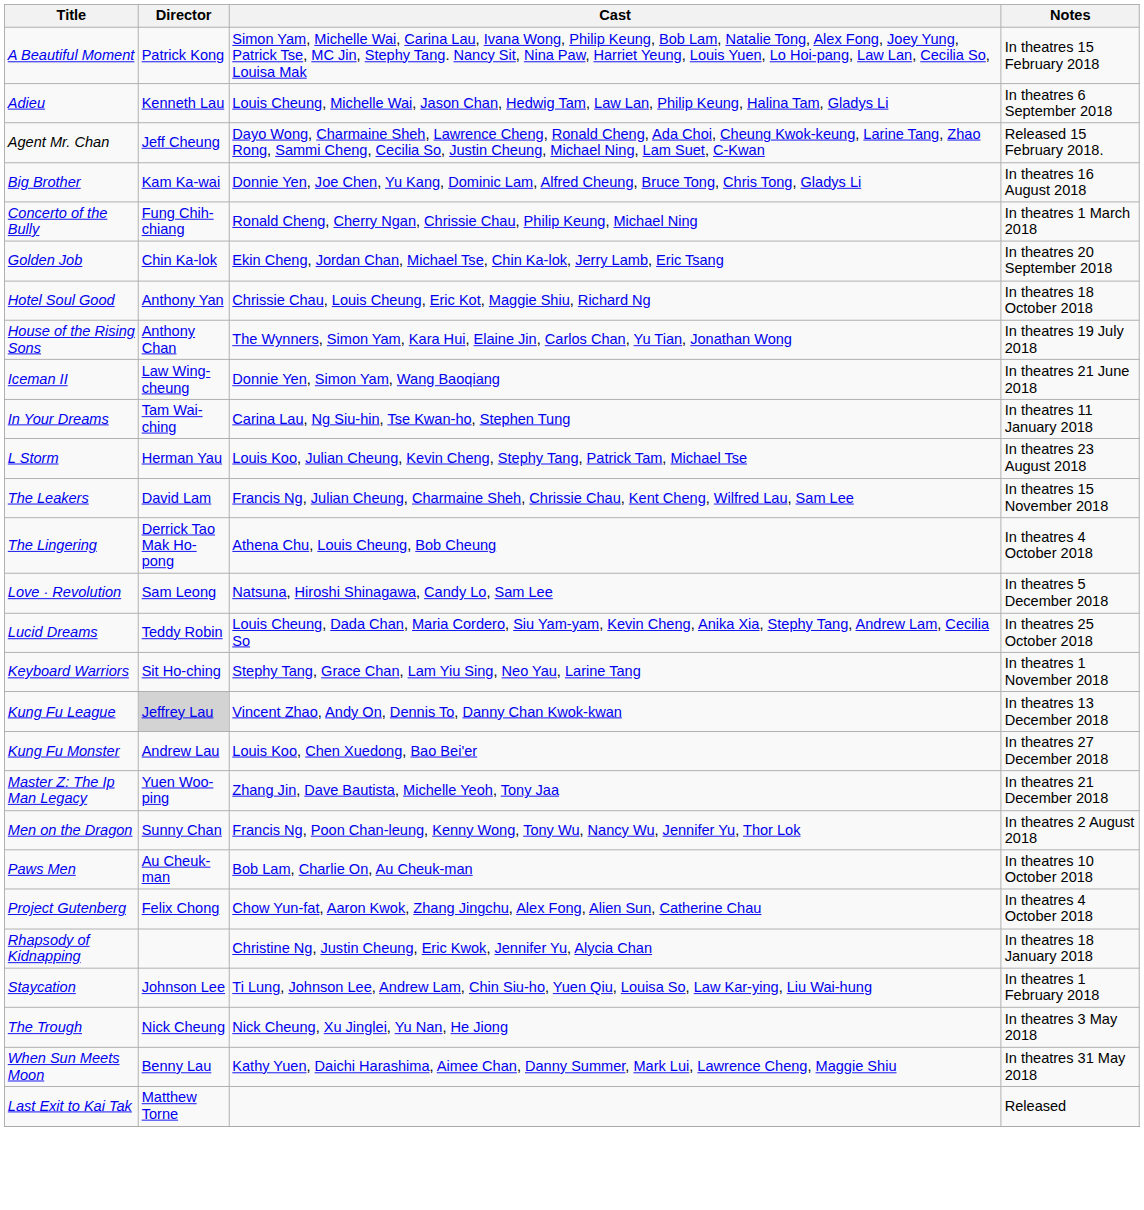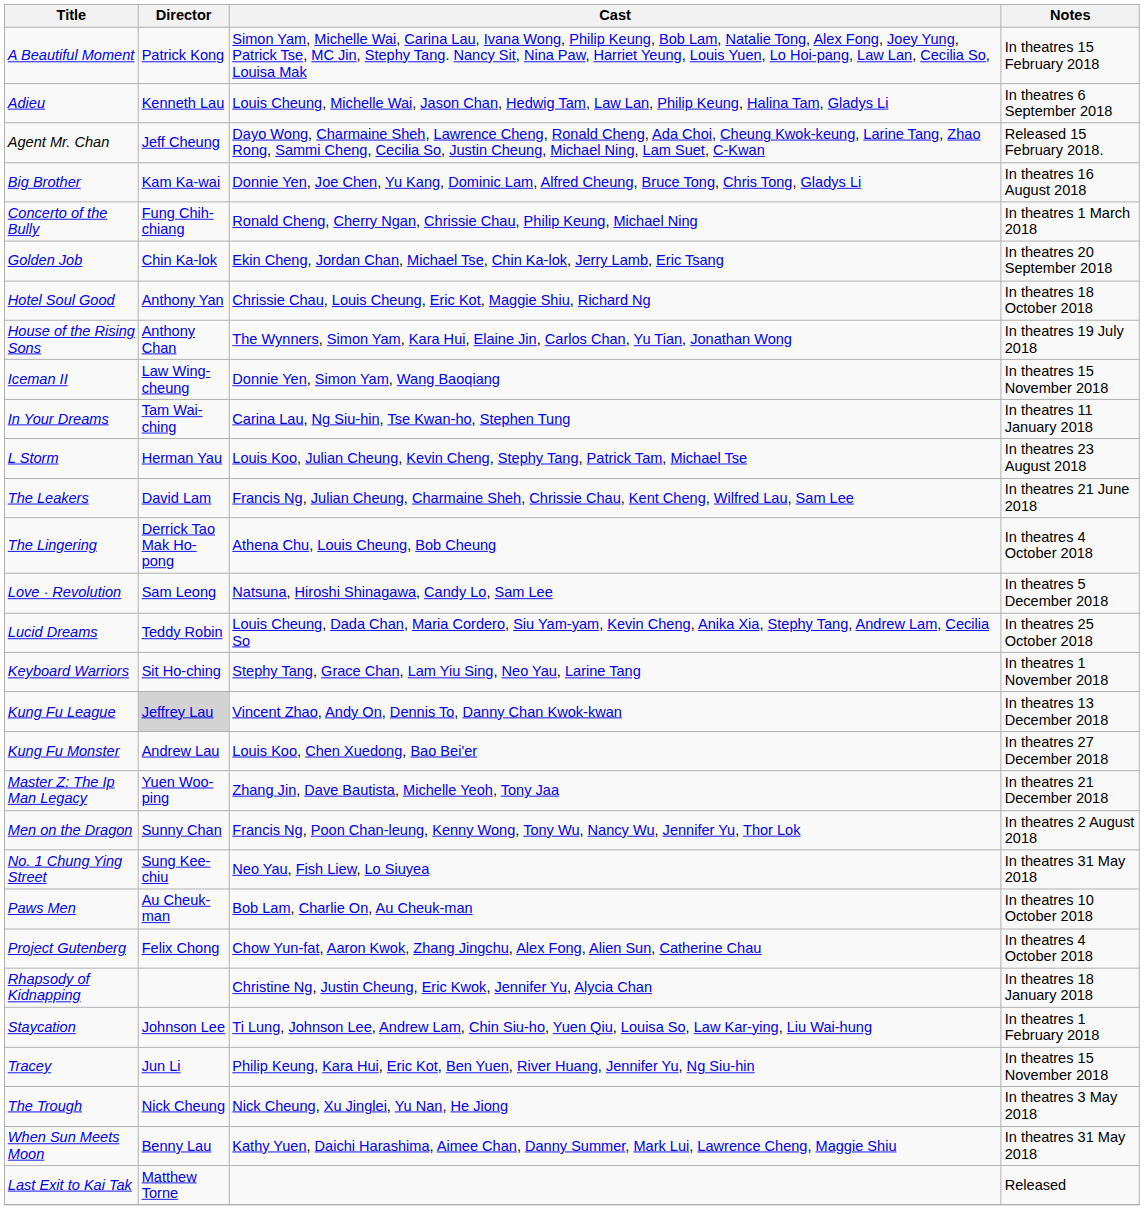(1067, 379) In theatres 21 June 2018 -> (1057, 379) In theatres 15 November 2018
(1057, 497) In theatres 15 November 2018 -> (1067, 497) In theatres 21 June 2018
+ row: (65, 869)
+ row: (30, 1066)
